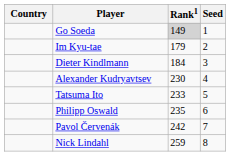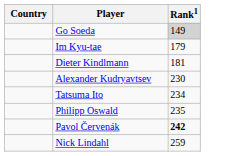- column: (213, 13)
(178, 63) 184 -> (178, 63) 181
(178, 95) 233 -> (178, 95) 234
(178, 127) normal -> (178, 127) bold
